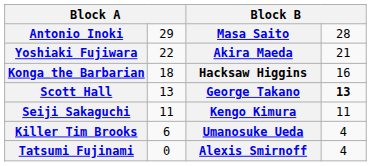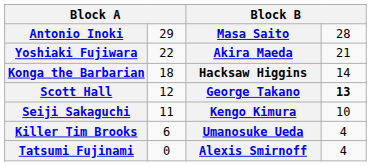(343, 73) 16 -> (343, 73) 14
(166, 92) 13 -> (166, 92) 12
(343, 112) 11 -> (343, 112) 10
